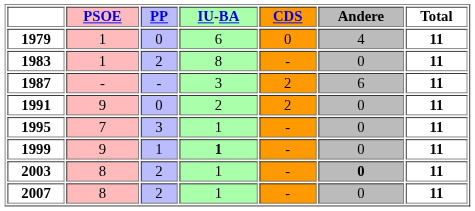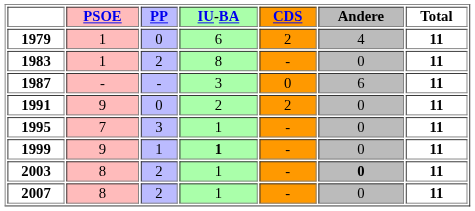(288, 38) 0 -> (288, 38) 2
(288, 83) 2 -> (288, 83) 0
